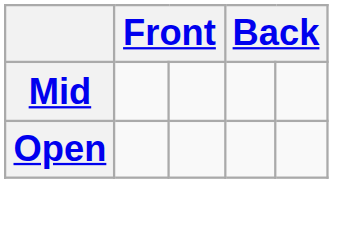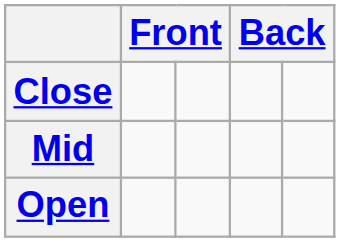+ row: (63, 90)
